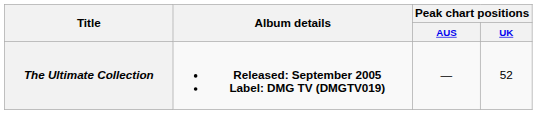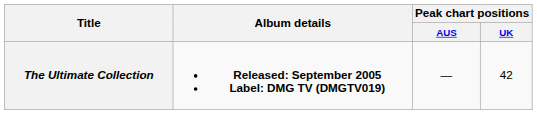(506, 75) 52 -> (506, 75) 42
